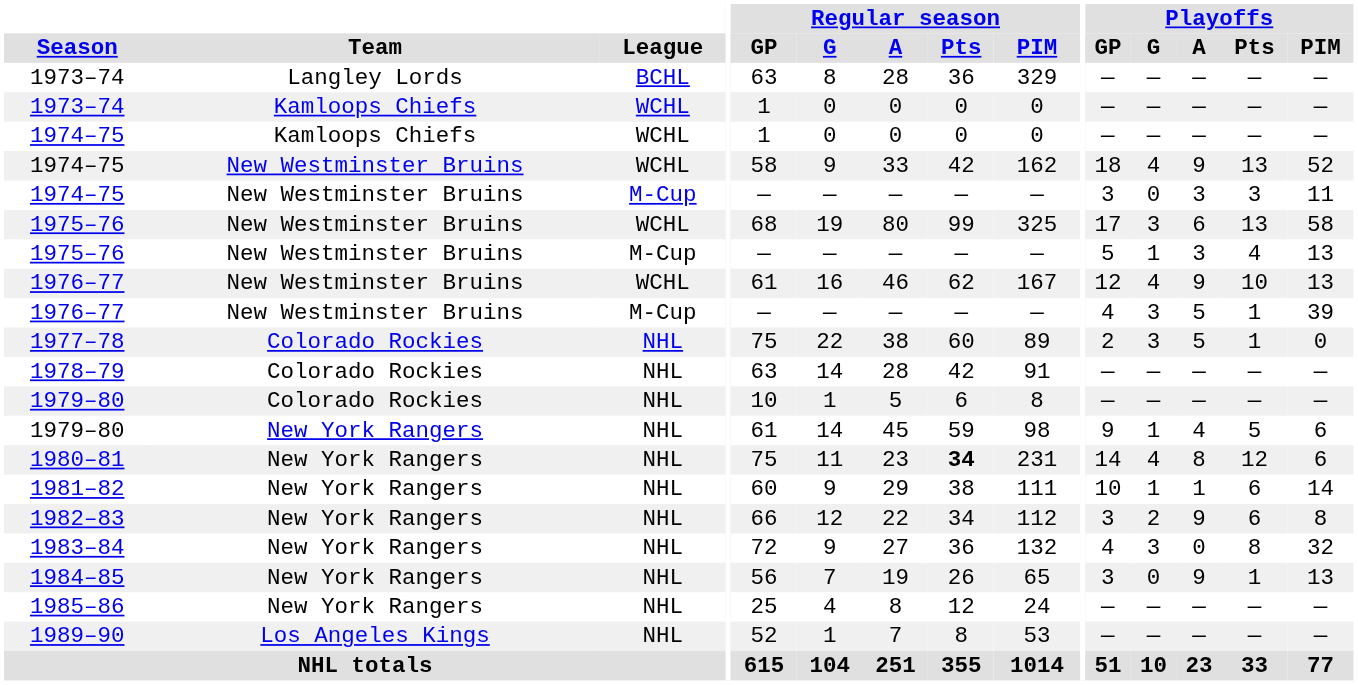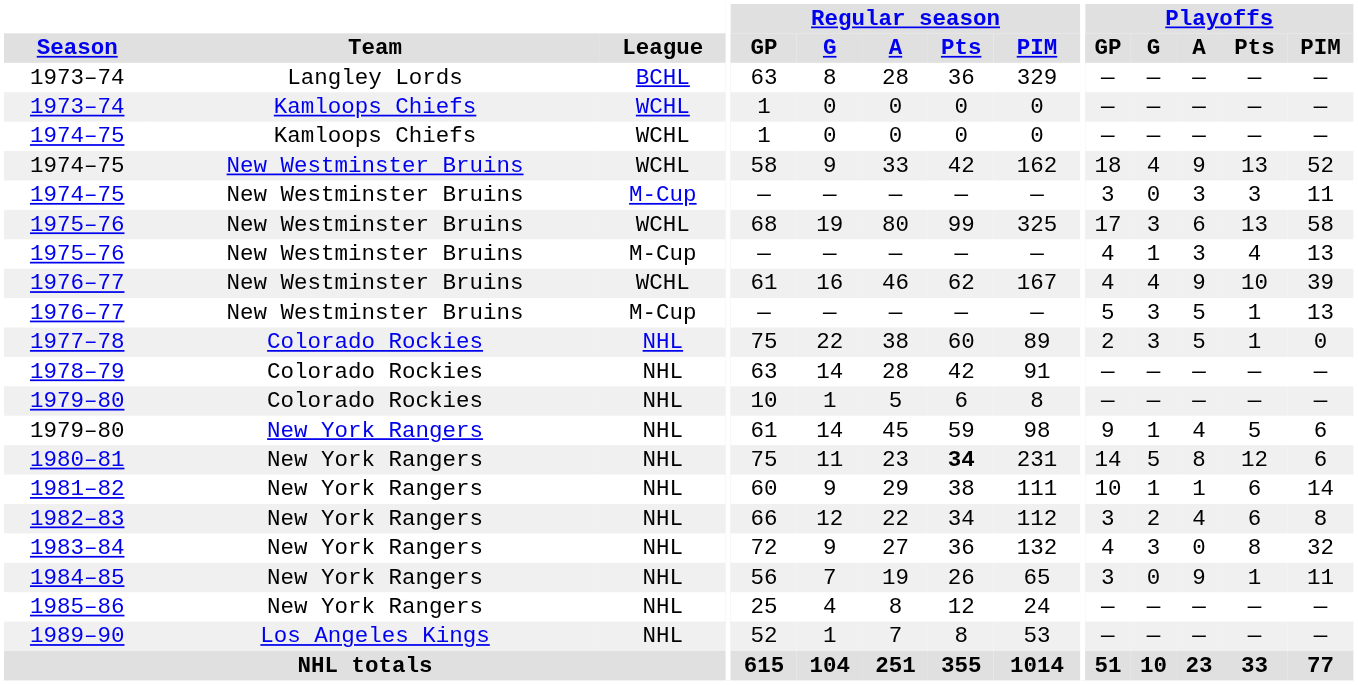(1108, 254) 5 -> (1108, 254) 4
(1108, 283) 12 -> (1108, 283) 4
(1320, 283) 13 -> (1320, 283) 39
(1108, 313) 4 -> (1108, 313) 5
(1320, 313) 39 -> (1320, 313) 13
(1153, 460) 4 -> (1153, 460) 5
(1199, 519) 9 -> (1199, 519) 4
(1320, 577) 13 -> (1320, 577) 11
